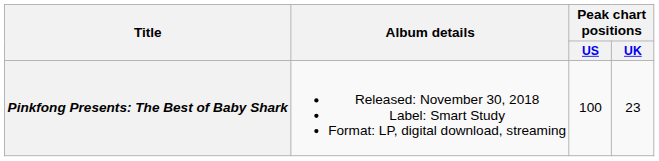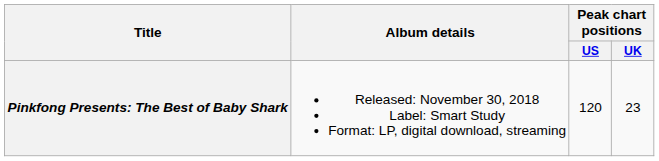(590, 108) 100 -> (590, 108) 120
